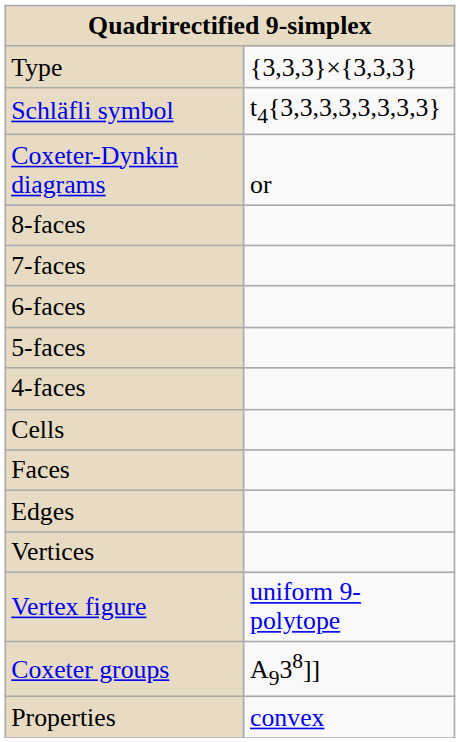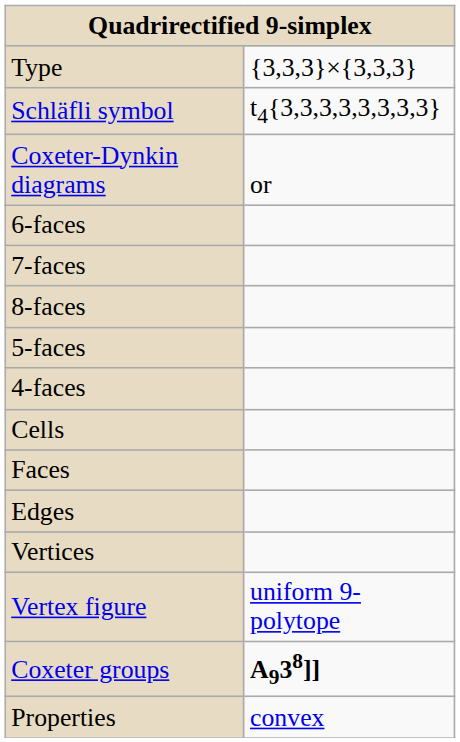rows swapped: (48, 224) <-> (48, 306)
(285, 669) normal -> (285, 669) bold
